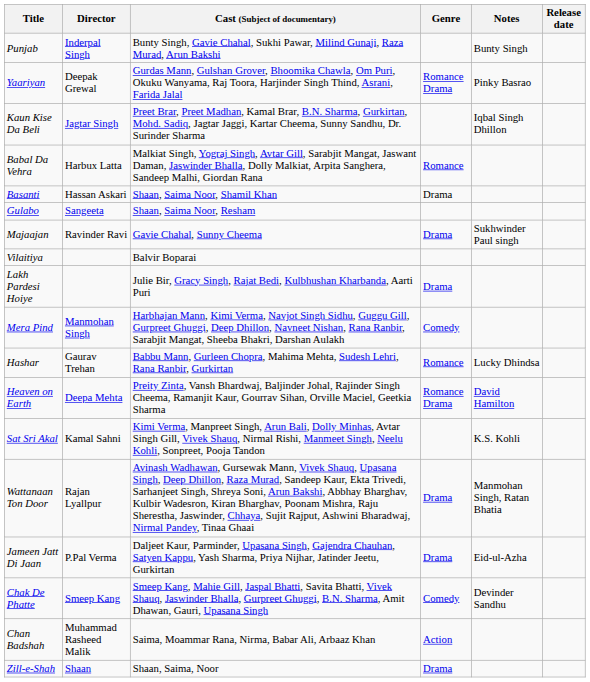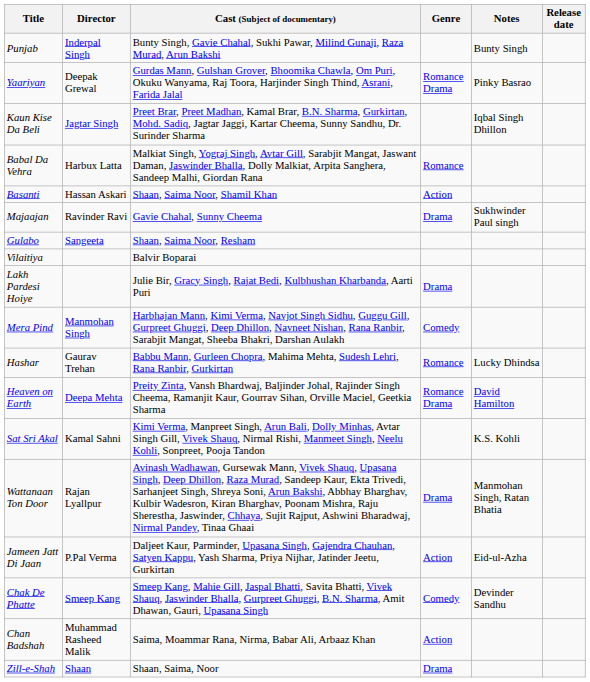(438, 194) Drama -> (438, 194) Action
rows swapped: (23, 211) <-> (28, 234)
(438, 557) Drama -> (438, 557) Action
